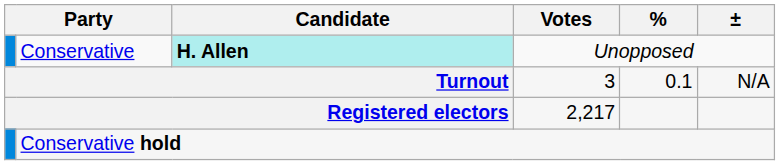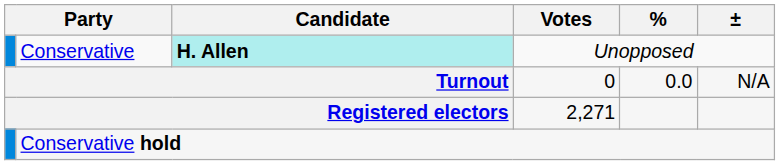(610, 81) 3 -> (610, 81) 0
(679, 81) 0.1 -> (679, 81) 0.0
(591, 112) 2,217 -> (591, 112) 2,271
